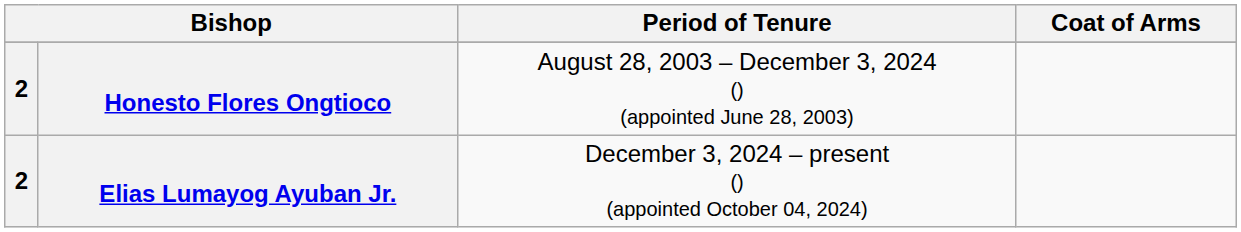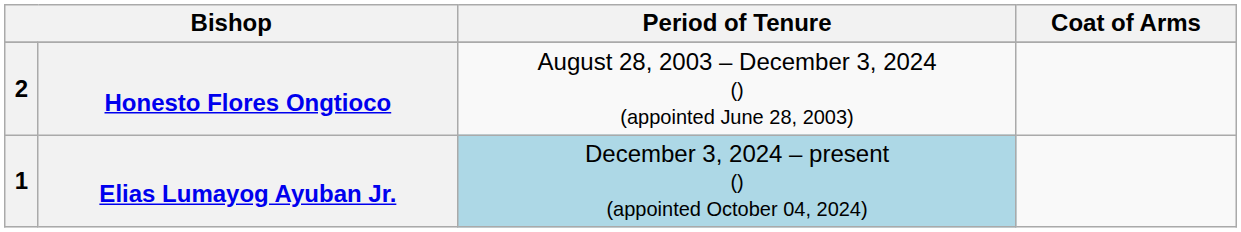(21, 180) 2 -> (21, 180) 1
(737, 180) no background -> (737, 180) lightblue background
